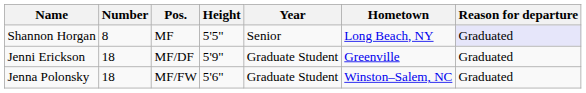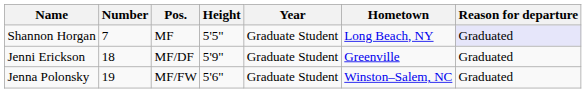(105, 35) 8 -> (105, 35) 7
(264, 35) Senior -> (293, 35) Graduate Student
(108, 77) 18 -> (108, 77) 19
